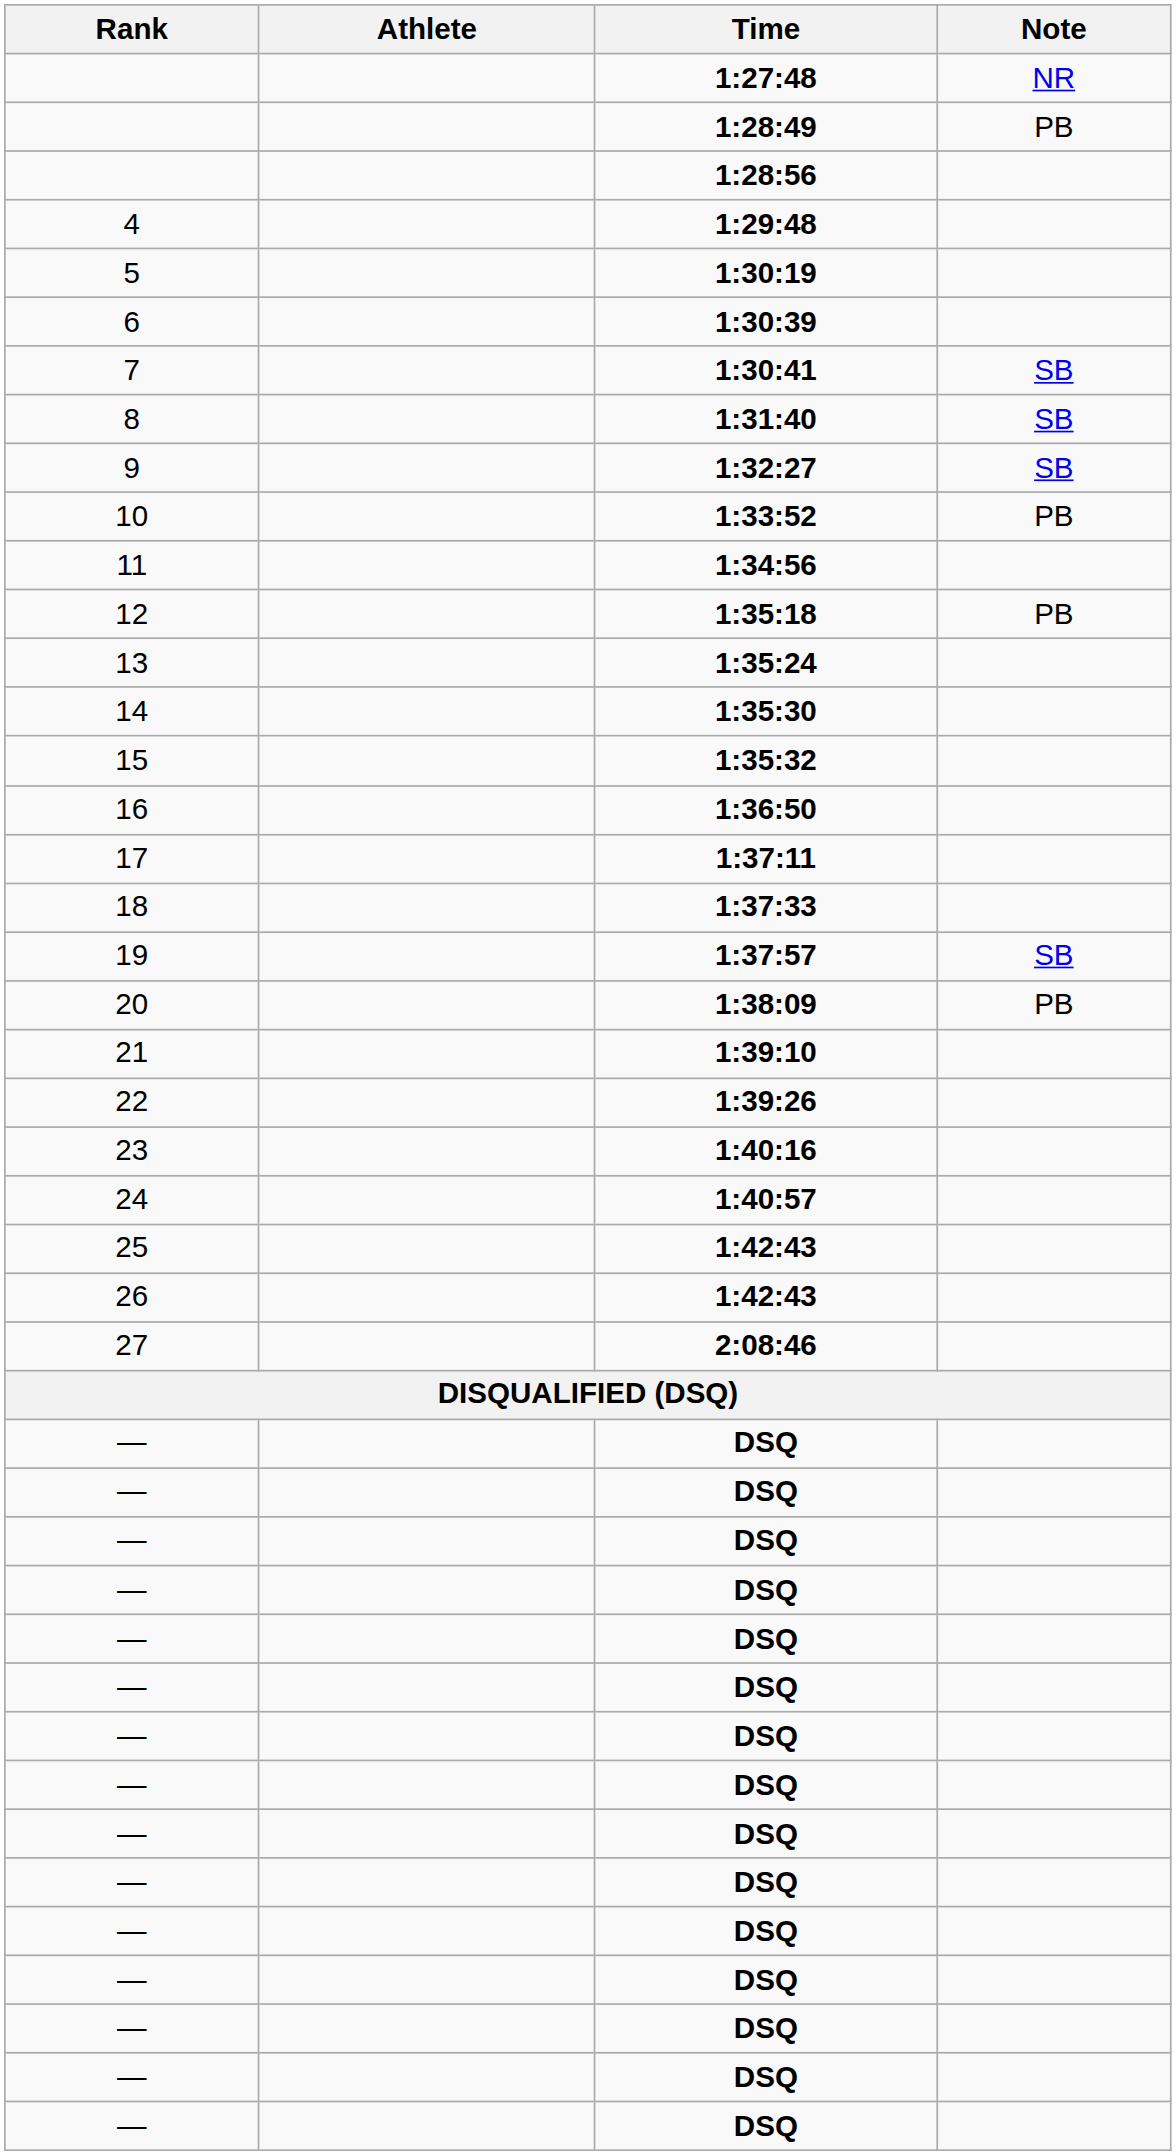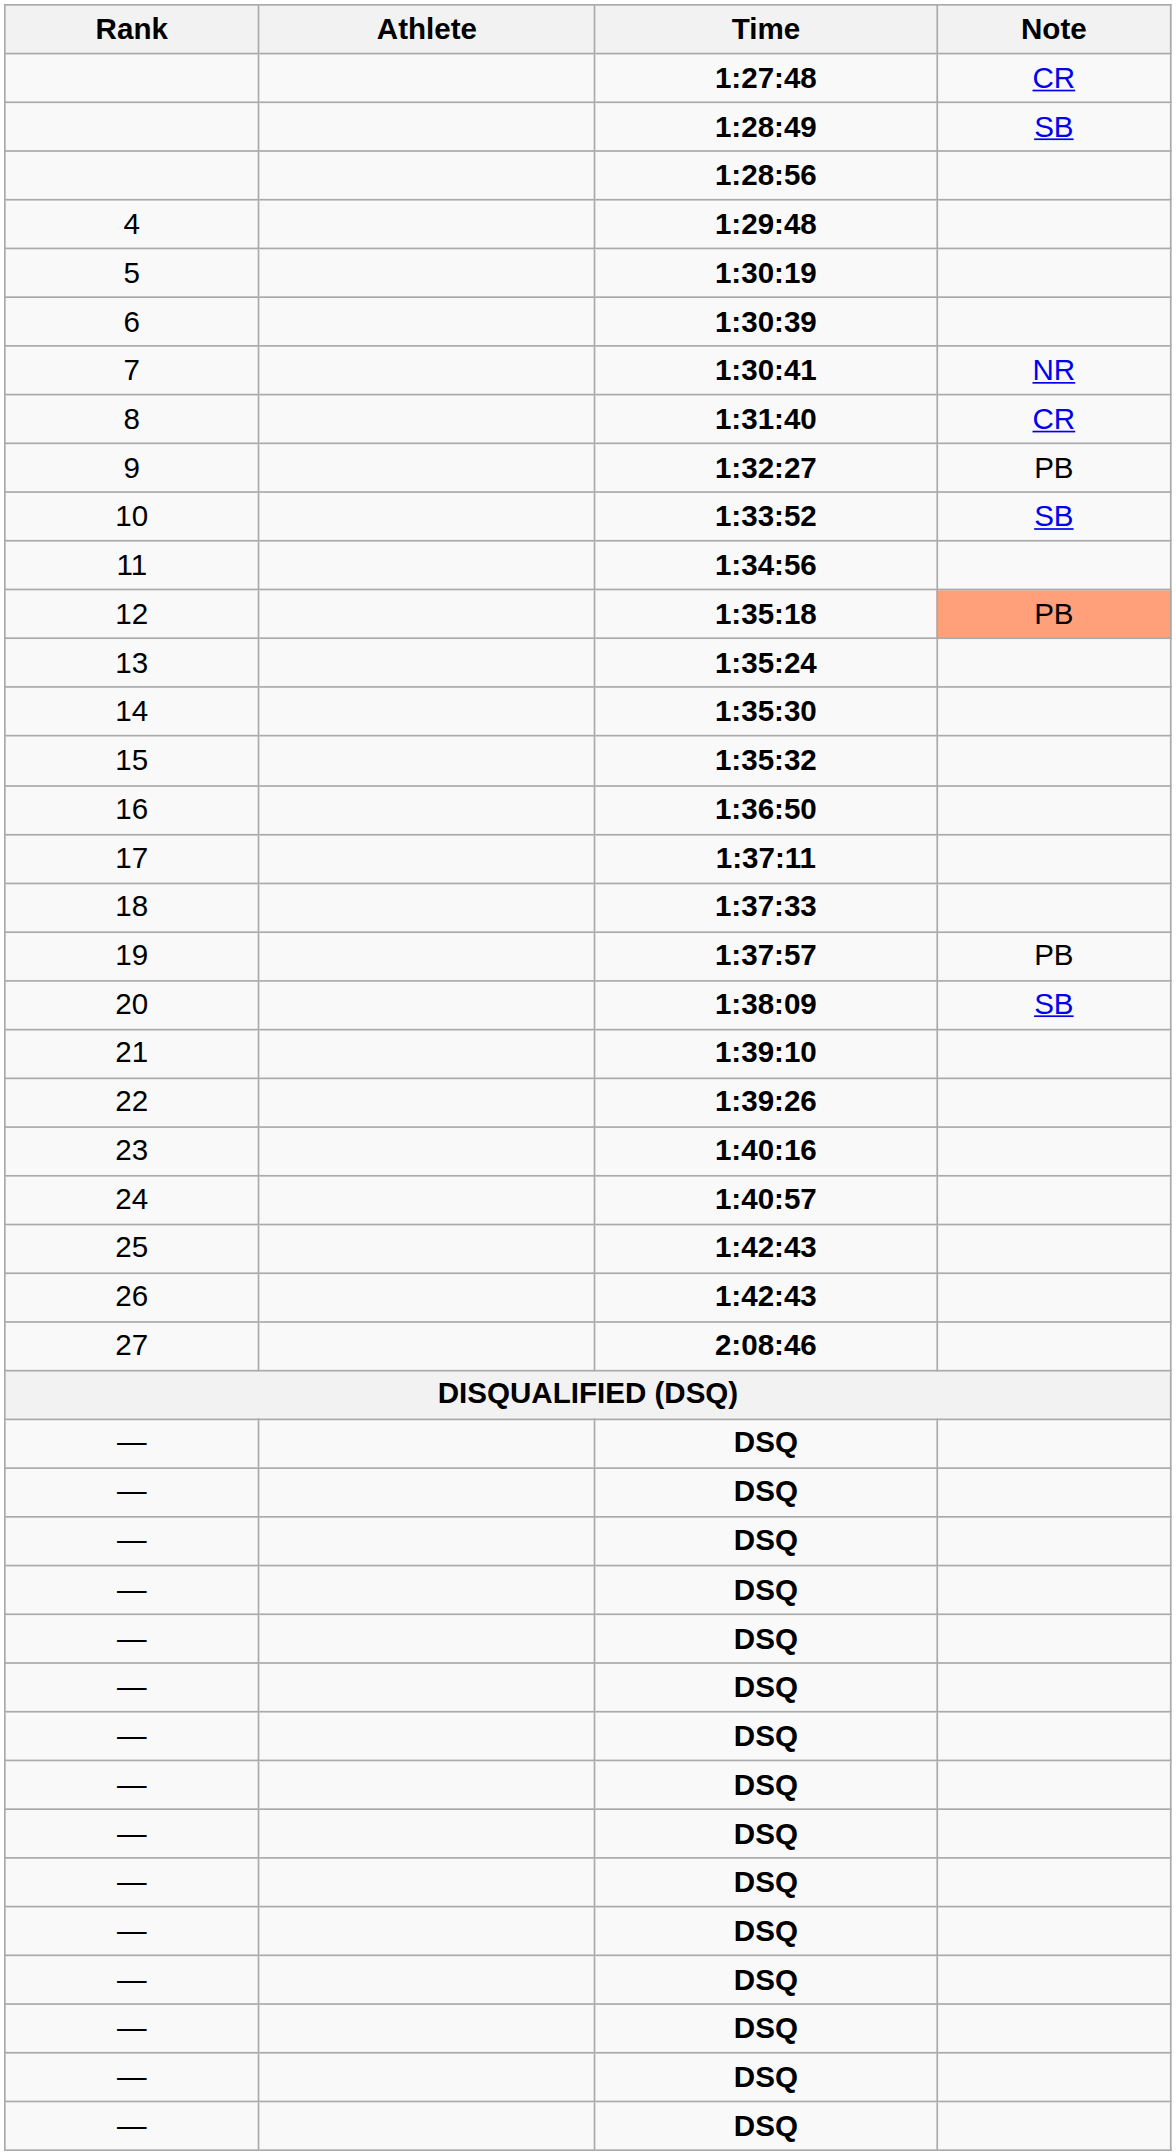(1054, 77) NR -> (1054, 77) CR
(1054, 126) PB -> (1054, 126) SB
(1054, 369) SB -> (1054, 369) NR
(1054, 418) SB -> (1054, 418) CR
(1054, 467) SB -> (1054, 467) PB
(1054, 516) PB -> (1054, 516) SB
(1054, 613) no background -> (1054, 613) lightsalmon background
(1054, 955) SB -> (1054, 955) PB
(1054, 1003) PB -> (1054, 1003) SB
